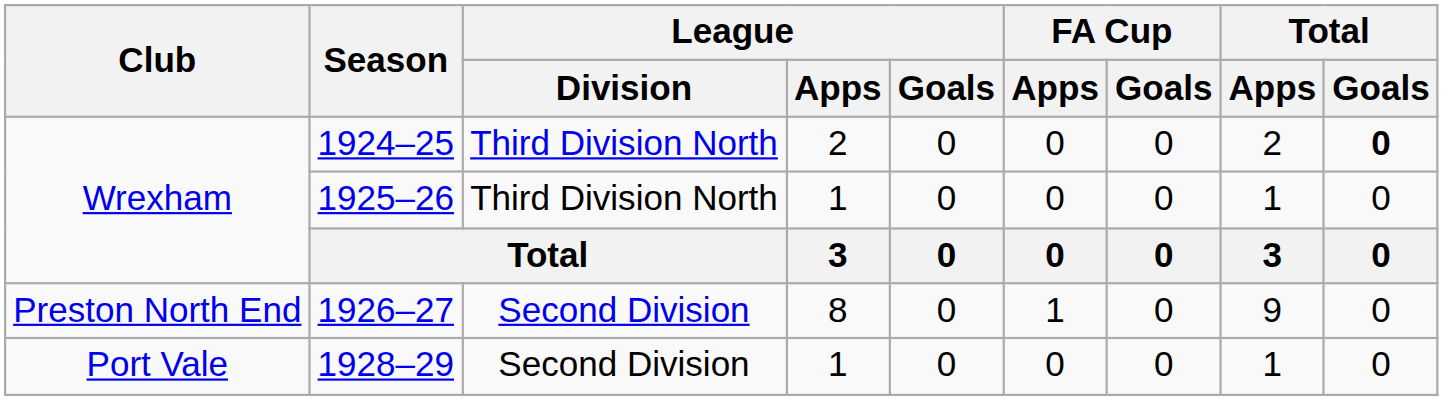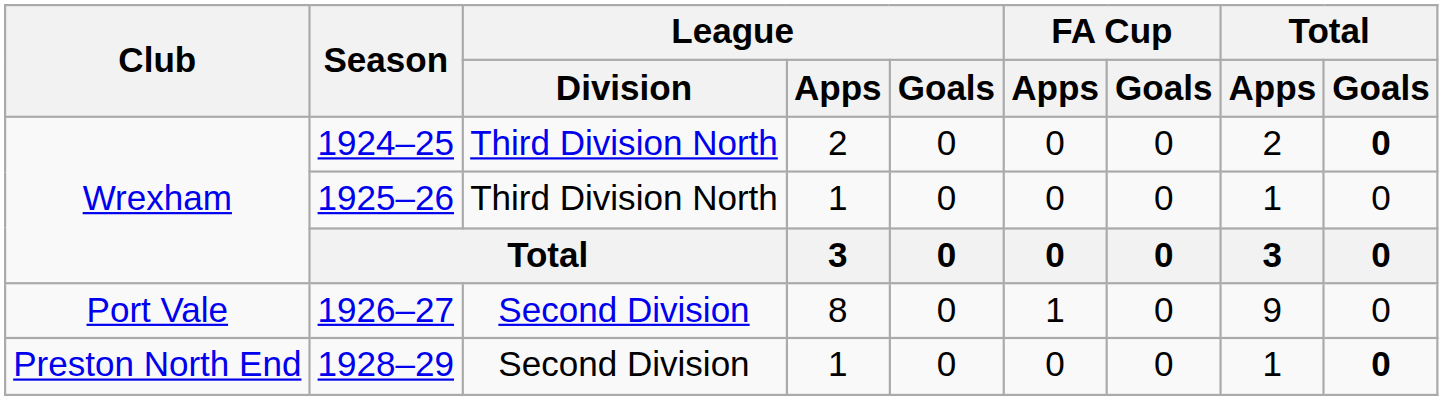(157, 310) Preston North End -> (157, 310) Port Vale
(157, 365) Port Vale -> (157, 365) Preston North End
(1381, 365) normal -> (1381, 365) bold
